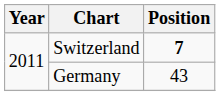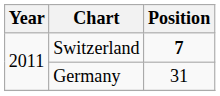(179, 76) 43 -> (179, 76) 31
